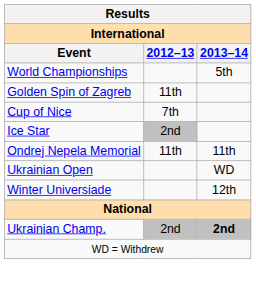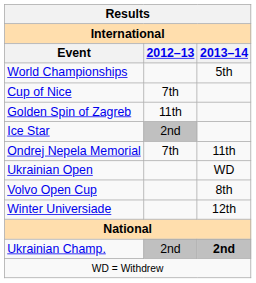rows swapped: (39, 111) <-> (69, 92)
(170, 151) 11th -> (170, 151) 7th
+ row: (52, 190)
